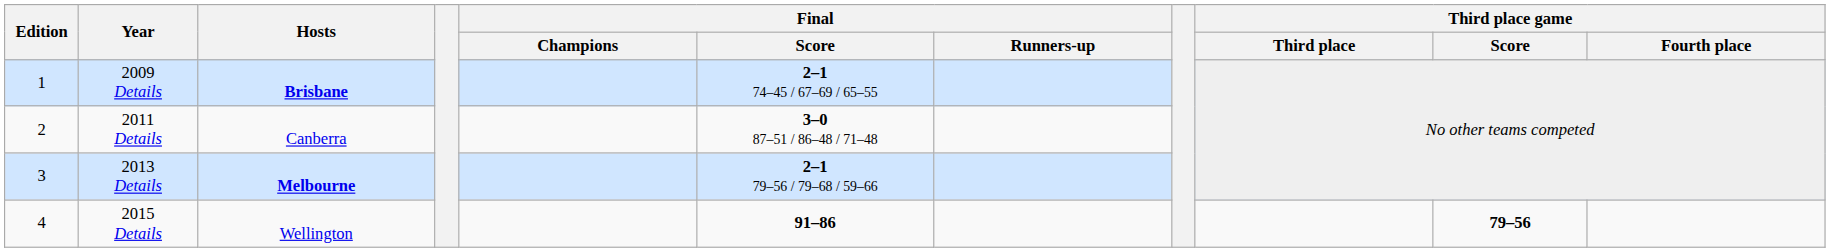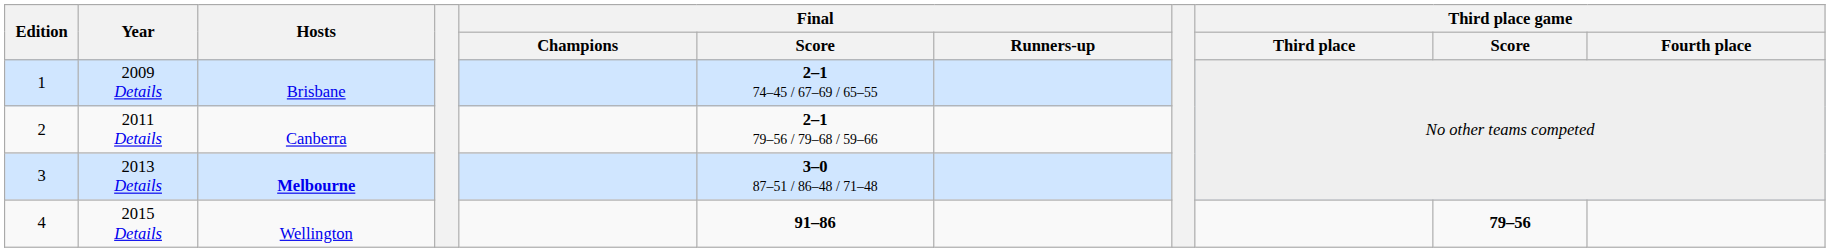(316, 92) bold -> (316, 92) normal
(815, 129) 3–0 87–51 / 86–48 / 71–48 -> (815, 129) 2–1 79–56 / 79–68 / 59–66
(815, 176) 2–1 79–56 / 79–68 / 59–66 -> (815, 176) 3–0 87–51 / 86–48 / 71–48
